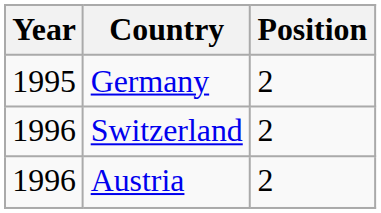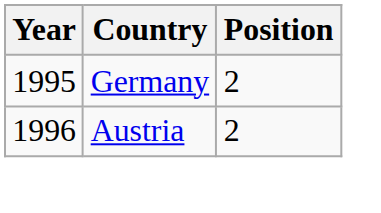- row: (167, 130)
